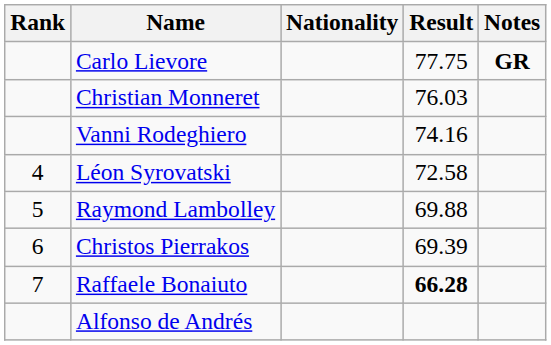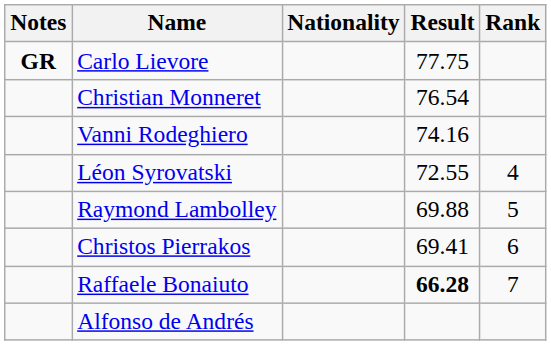columns swapped: (38, 23) <-> (512, 23)
(441, 97) 76.03 -> (442, 97) 76.54
(441, 172) 72.58 -> (442, 172) 72.55
(441, 246) 69.39 -> (442, 246) 69.41
